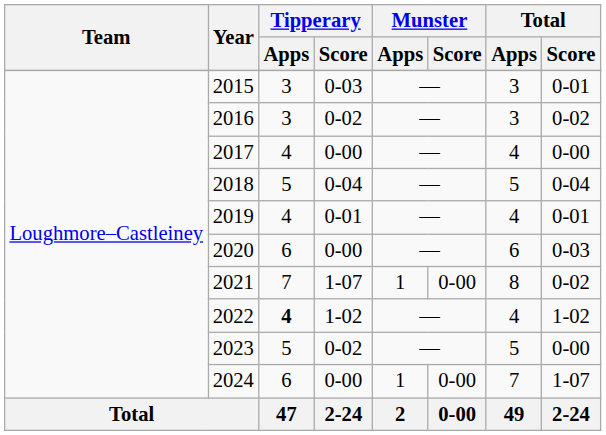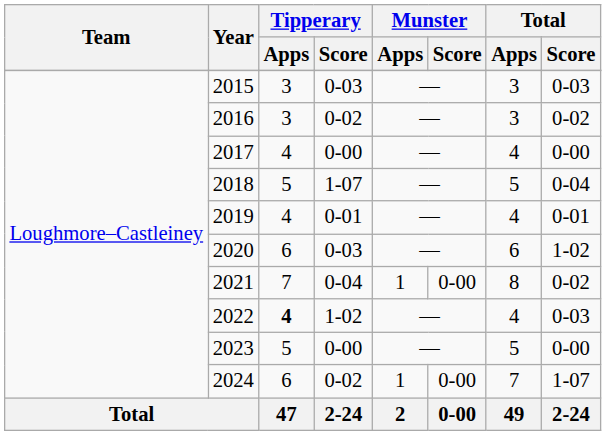(571, 86) 0-01 -> (571, 86) 0-03
(343, 184) 0-04 -> (343, 184) 1-07
(343, 250) 0-00 -> (343, 250) 0-03
(571, 250) 0-03 -> (571, 250) 1-02
(343, 282) 1-07 -> (343, 282) 0-04
(571, 315) 1-02 -> (571, 315) 0-03
(343, 348) 0-02 -> (343, 348) 0-00
(343, 380) 0-00 -> (343, 380) 0-02
